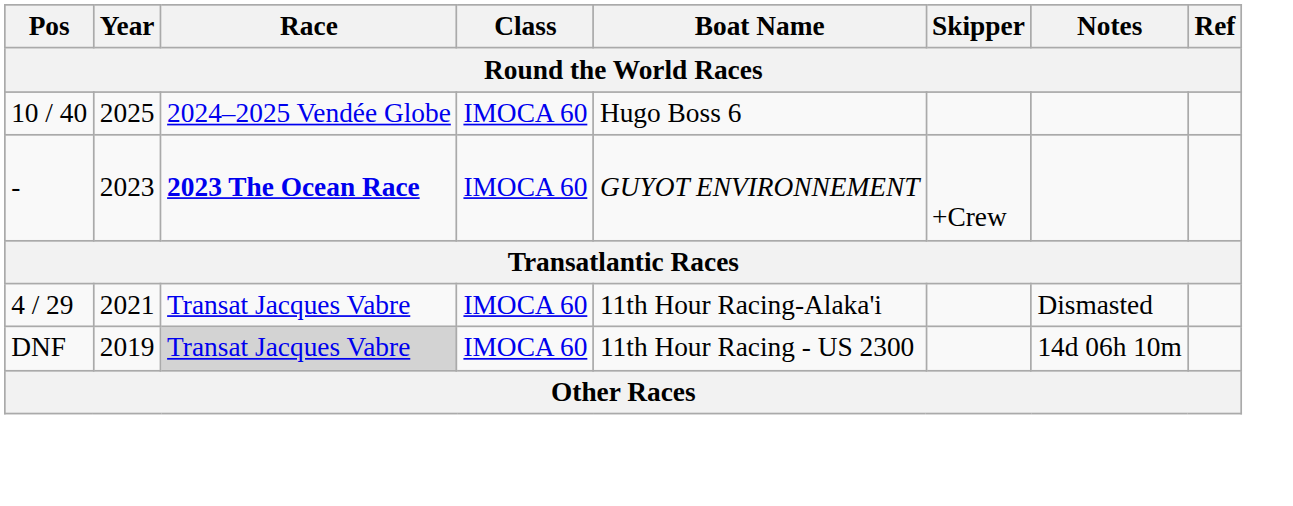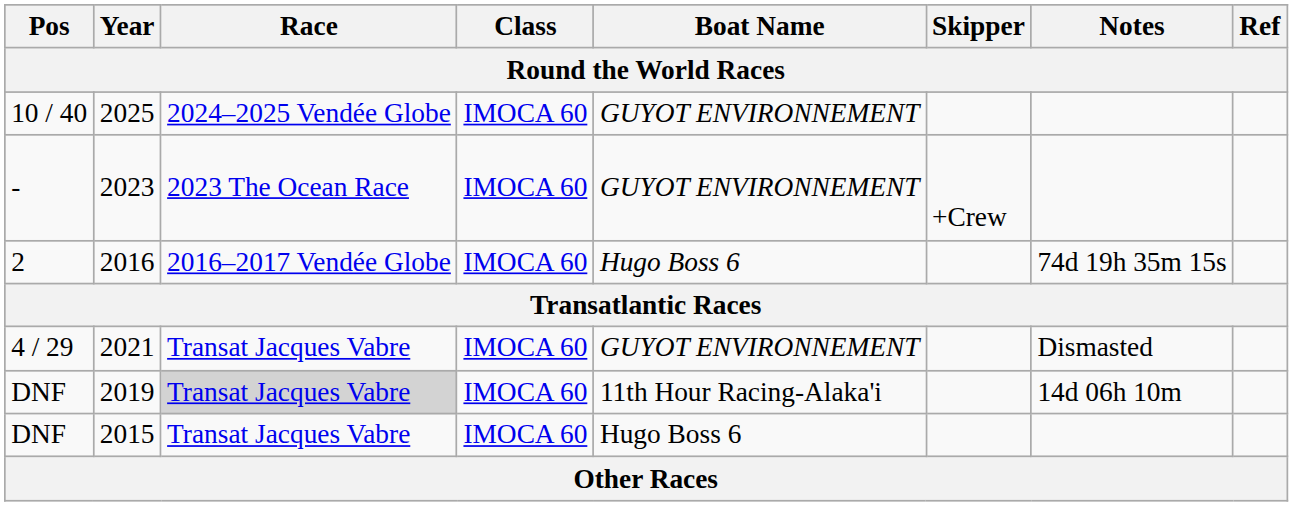(671, 112) Hugo Boss 6 -> (760, 112) GUYOT ENVIRONNEMENT
(293, 187) bold -> (288, 187) normal
+ row: (127, 261)
(741, 304) 11th Hour Racing-Alaka'i -> (760, 348) GUYOT ENVIRONNEMENT
(757, 348) 11th Hour Racing - US 2300 -> (741, 391) 11th Hour Racing-Alaka'i
+ row: (127, 434)
